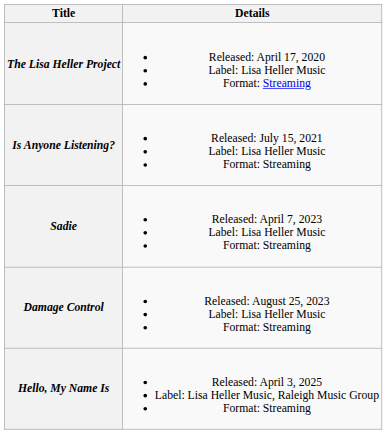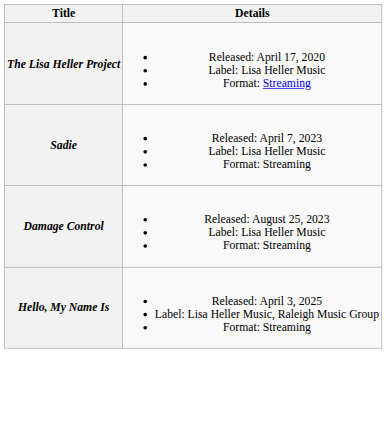- row: (64, 144)
